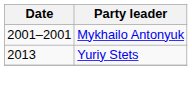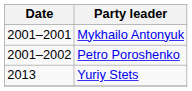+ row: (129, 55)
